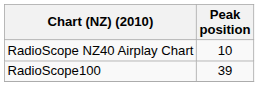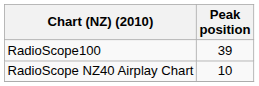rows swapped: (100, 50) <-> (54, 71)
